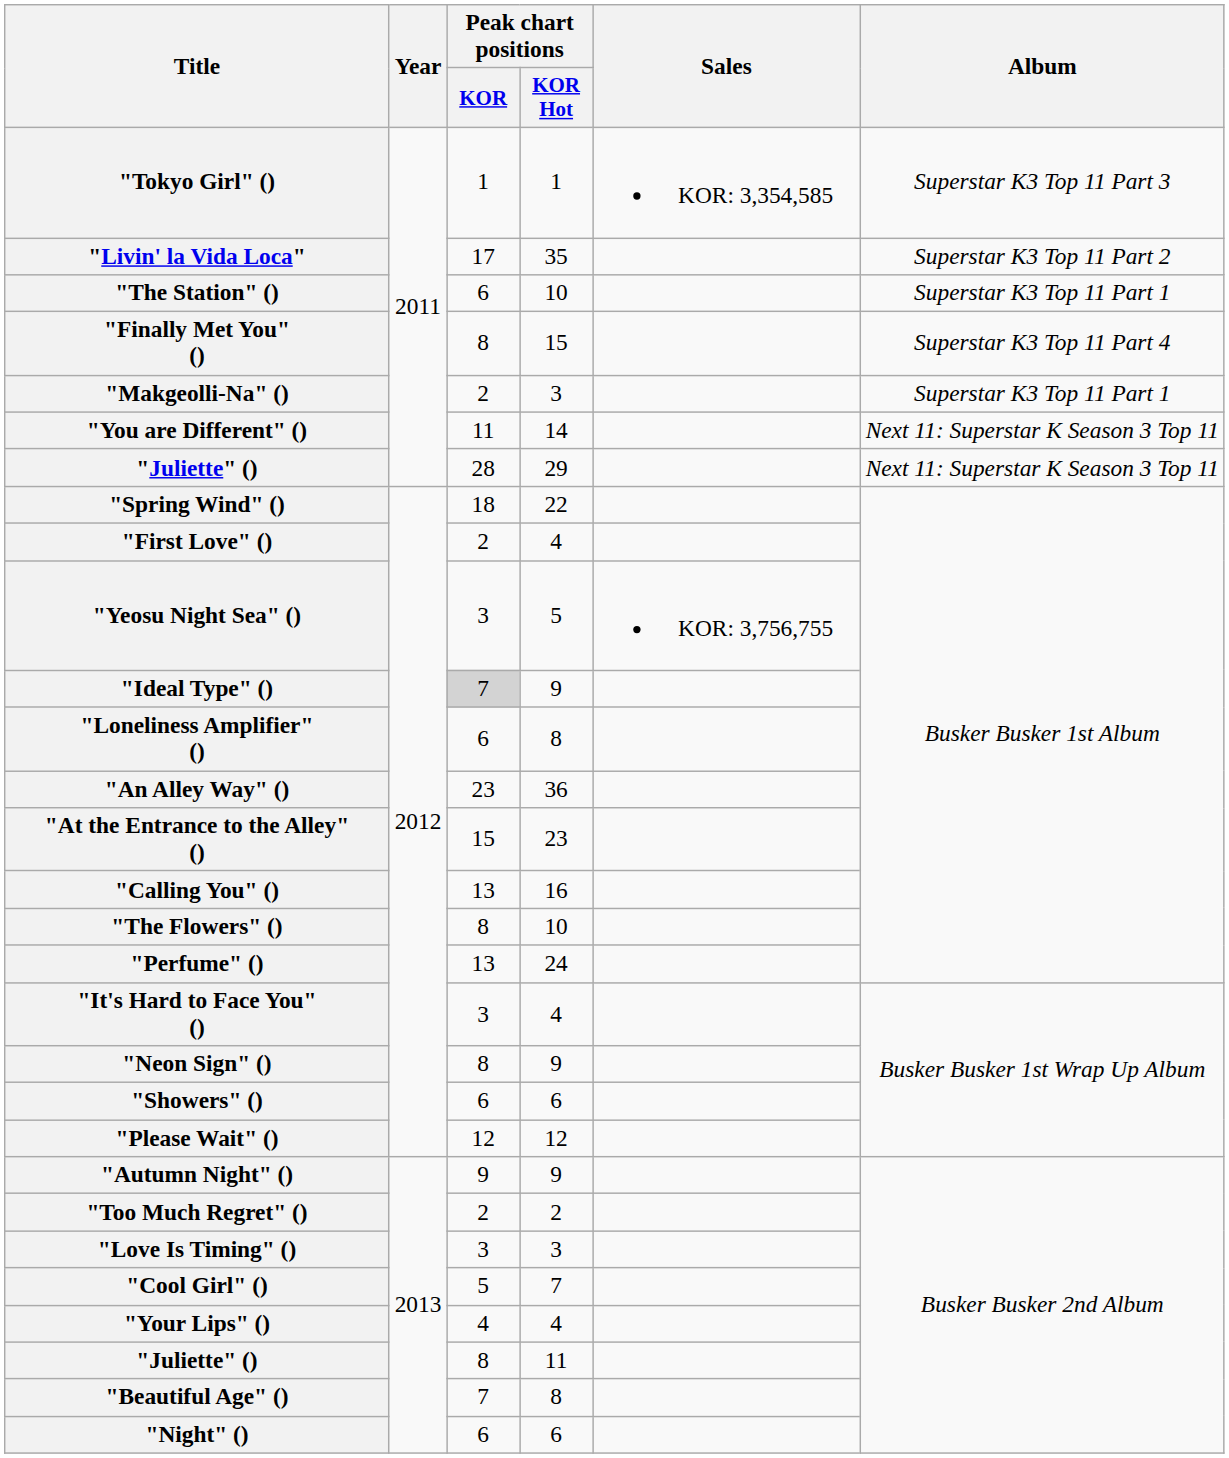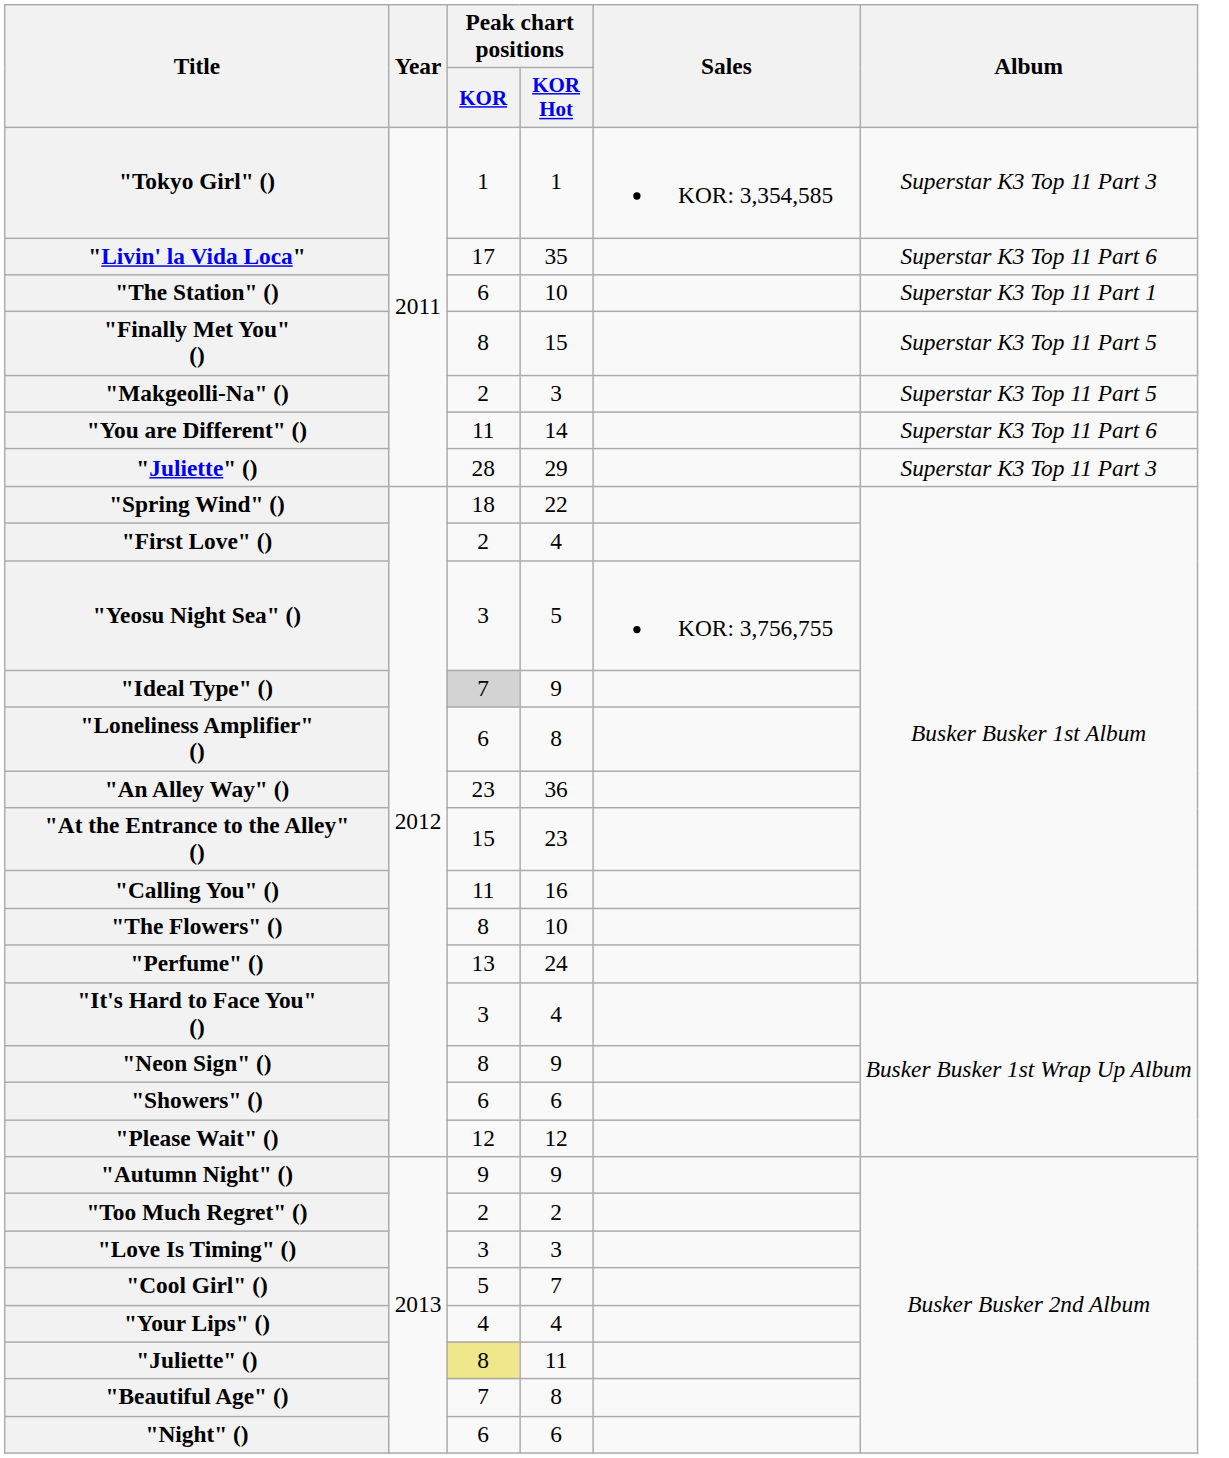(1042, 255) Superstar K3 Top 11 Part 2 -> (1029, 255) Superstar K3 Top 11 Part 6
(1042, 343) Superstar K3 Top 11 Part 4 -> (1029, 343) Superstar K3 Top 11 Part 5
(1042, 393) Superstar K3 Top 11 Part 1 -> (1029, 393) Superstar K3 Top 11 Part 5
(1042, 430) Next 11: Superstar K Season 3 Top 11 -> (1029, 430) Superstar K3 Top 11 Part 6
(1042, 467) Next 11: Superstar K Season 3 Top 11 -> (1029, 467) Superstar K3 Top 11 Part 3
(483, 889) 13 -> (483, 889) 11
(483, 1360) no background -> (483, 1360) khaki background
